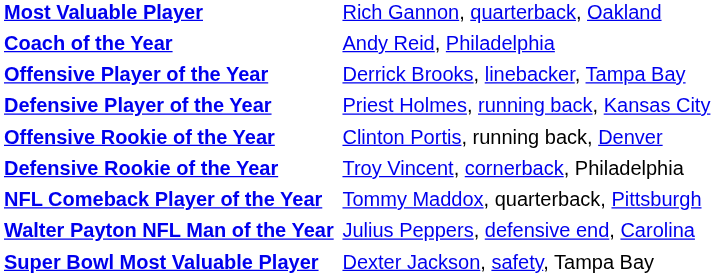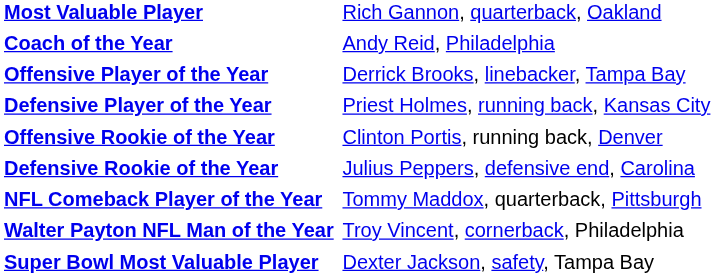(513, 168) Troy Vincent, cornerback, Philadelphia -> (519, 168) Julius Peppers, defensive end, Carolina
(519, 230) Julius Peppers, defensive end, Carolina -> (513, 230) Troy Vincent, cornerback, Philadelphia
